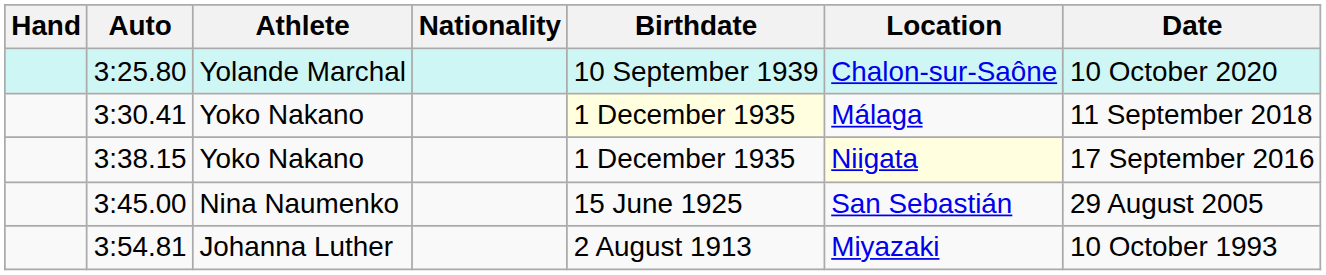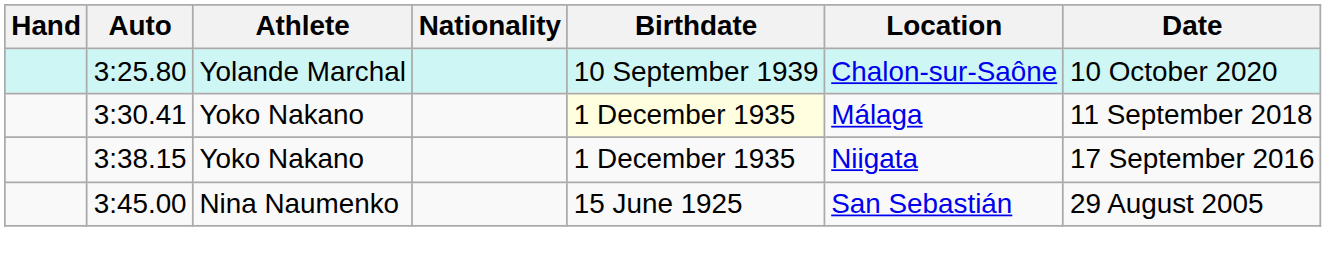(875, 159) lightyellow background -> (875, 159) no background
- row: (140, 247)
